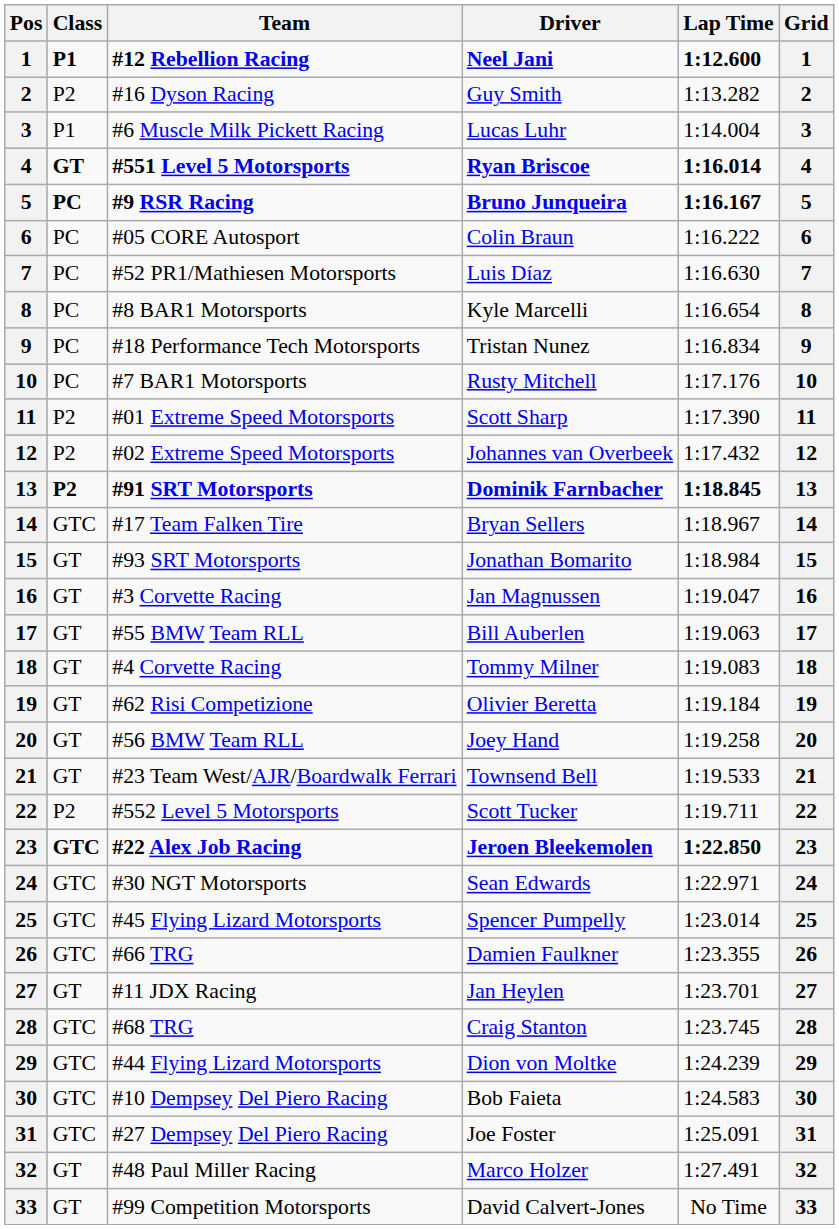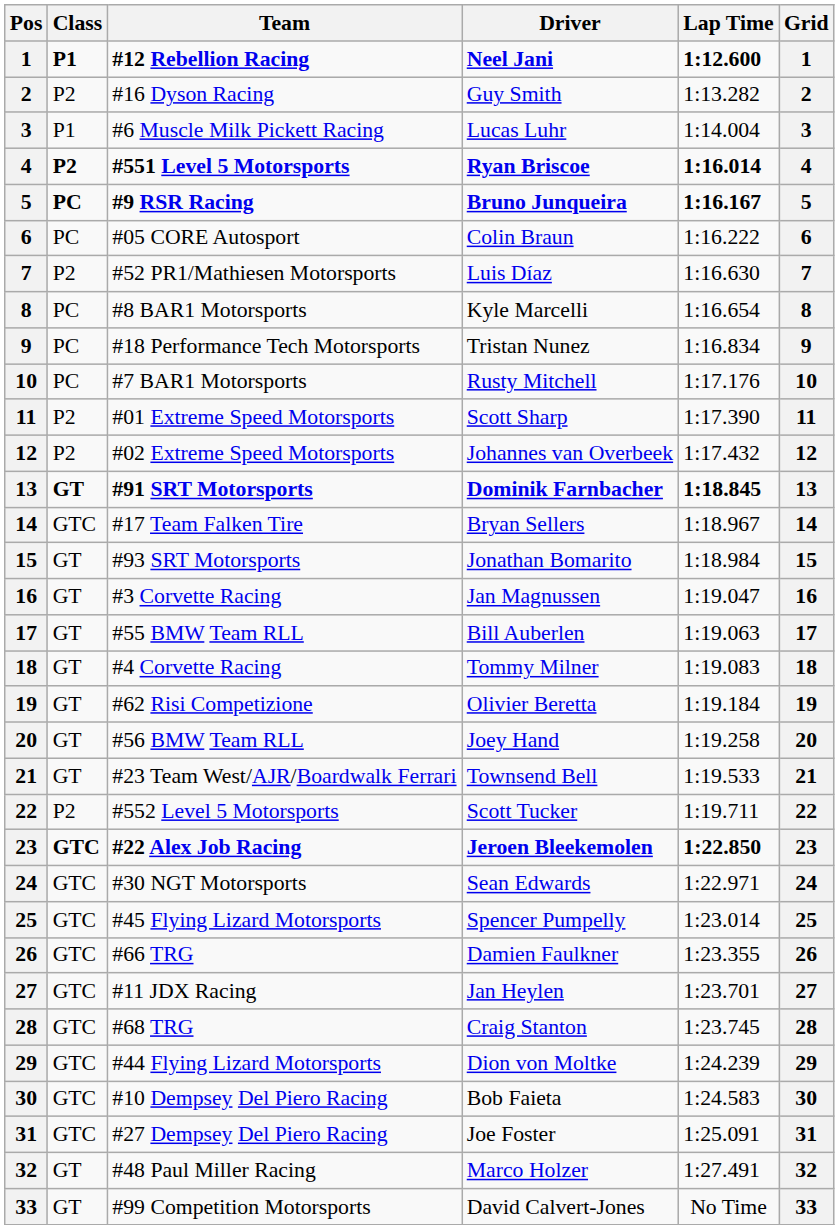(68, 166) GT -> (65, 166) P2
(66, 273) PC -> (64, 273) P2
(65, 489) P2 -> (68, 489) GT
(67, 991) GT -> (74, 991) GTC
